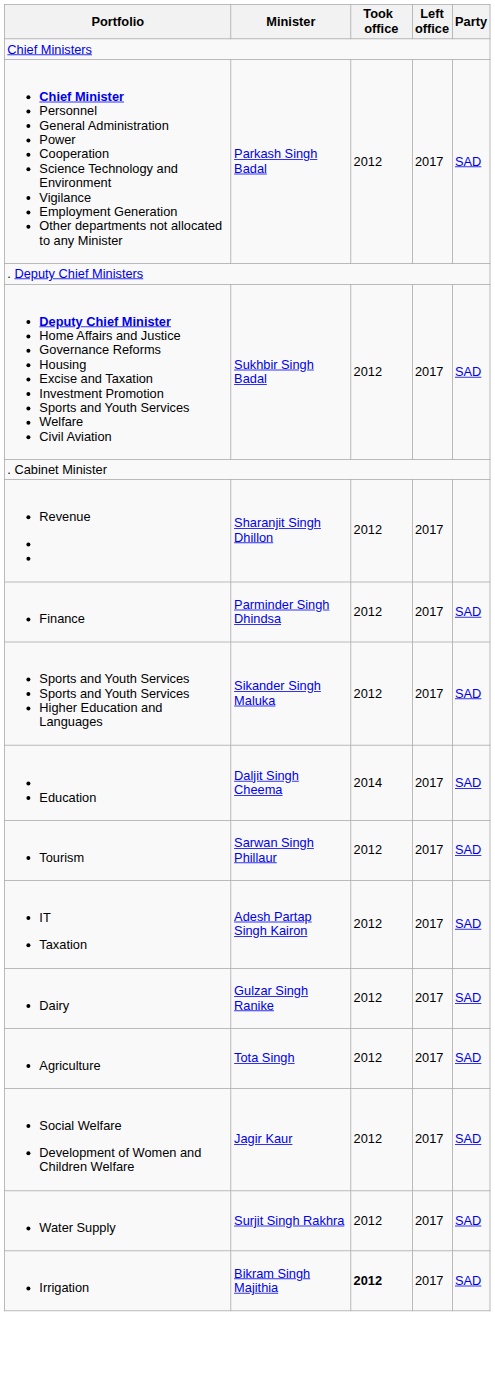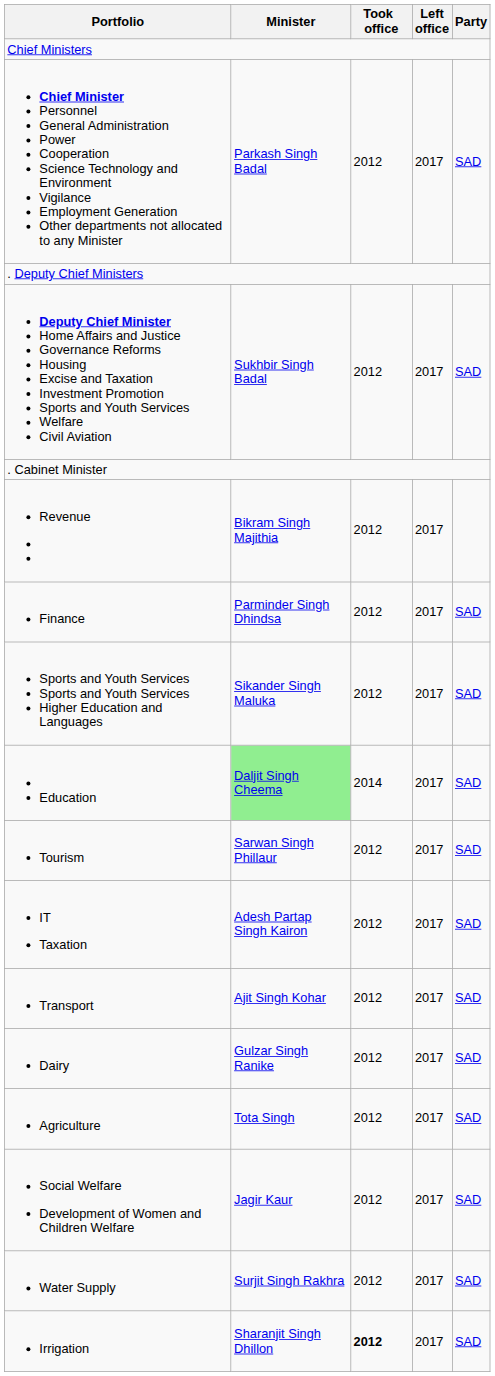(278, 530) Sharanjit Singh Dhillon -> (272, 530) Bikram Singh Majithia
(266, 782) no background -> (266, 782) lightgreen background
+ row: (118, 1005)
(272, 1281) Bikram Singh Majithia -> (278, 1341) Sharanjit Singh Dhillon
